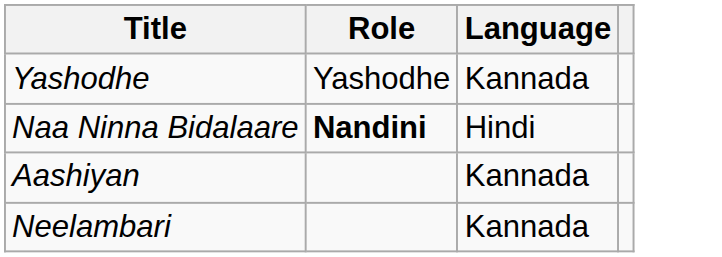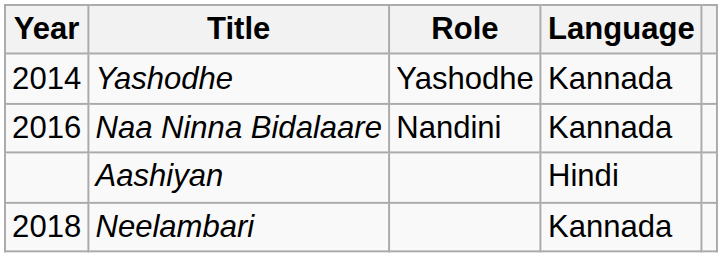+ column: (47, 29)
(370, 127) bold -> (449, 127) normal
(500, 127) Hindi -> (610, 127) Kannada
(527, 176) Kannada -> (583, 176) Hindi
